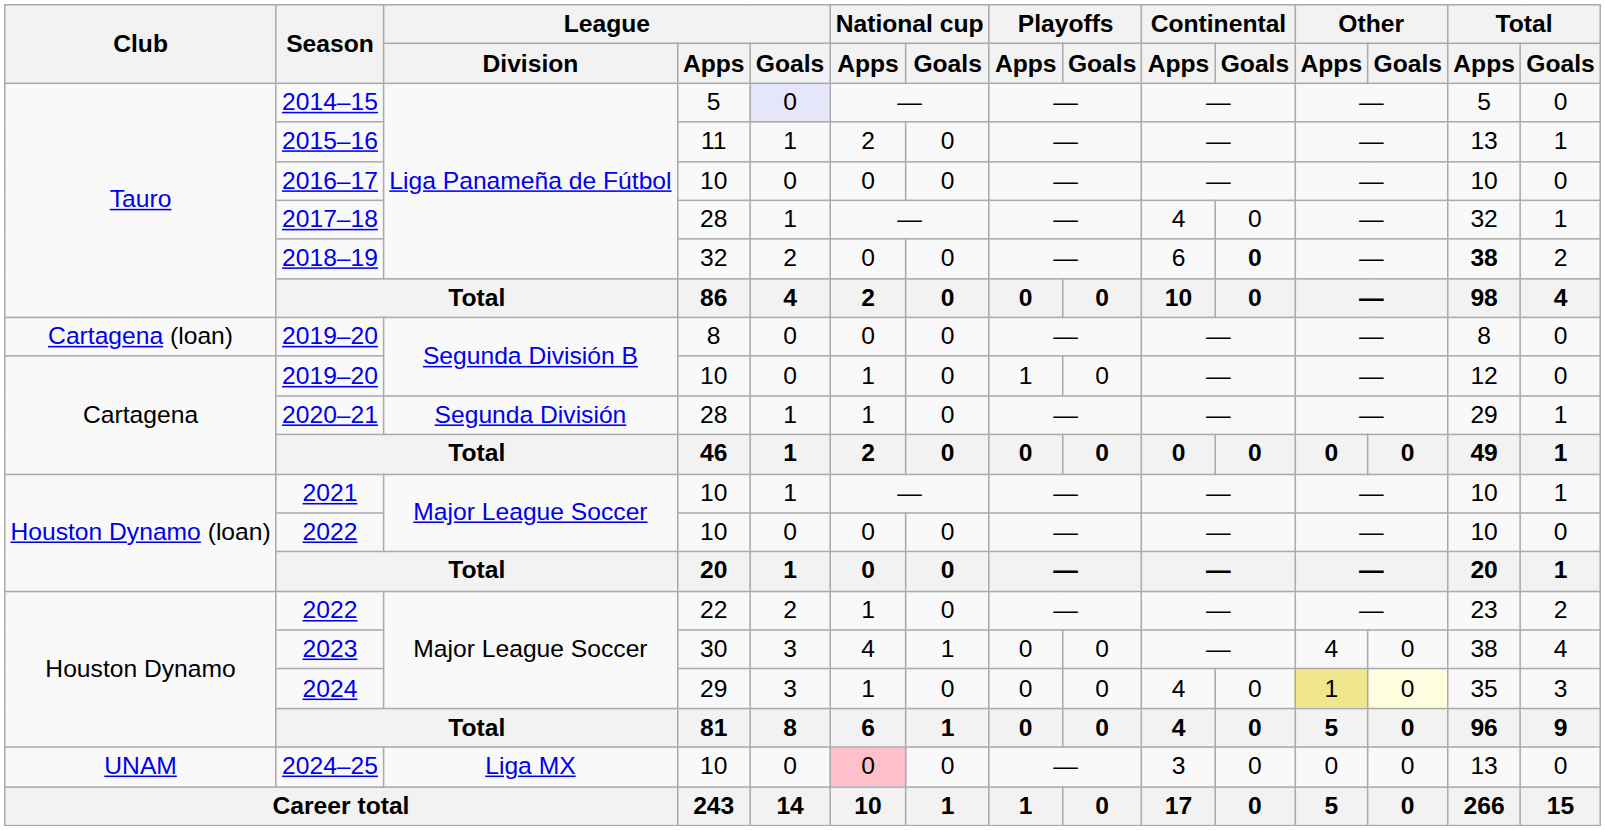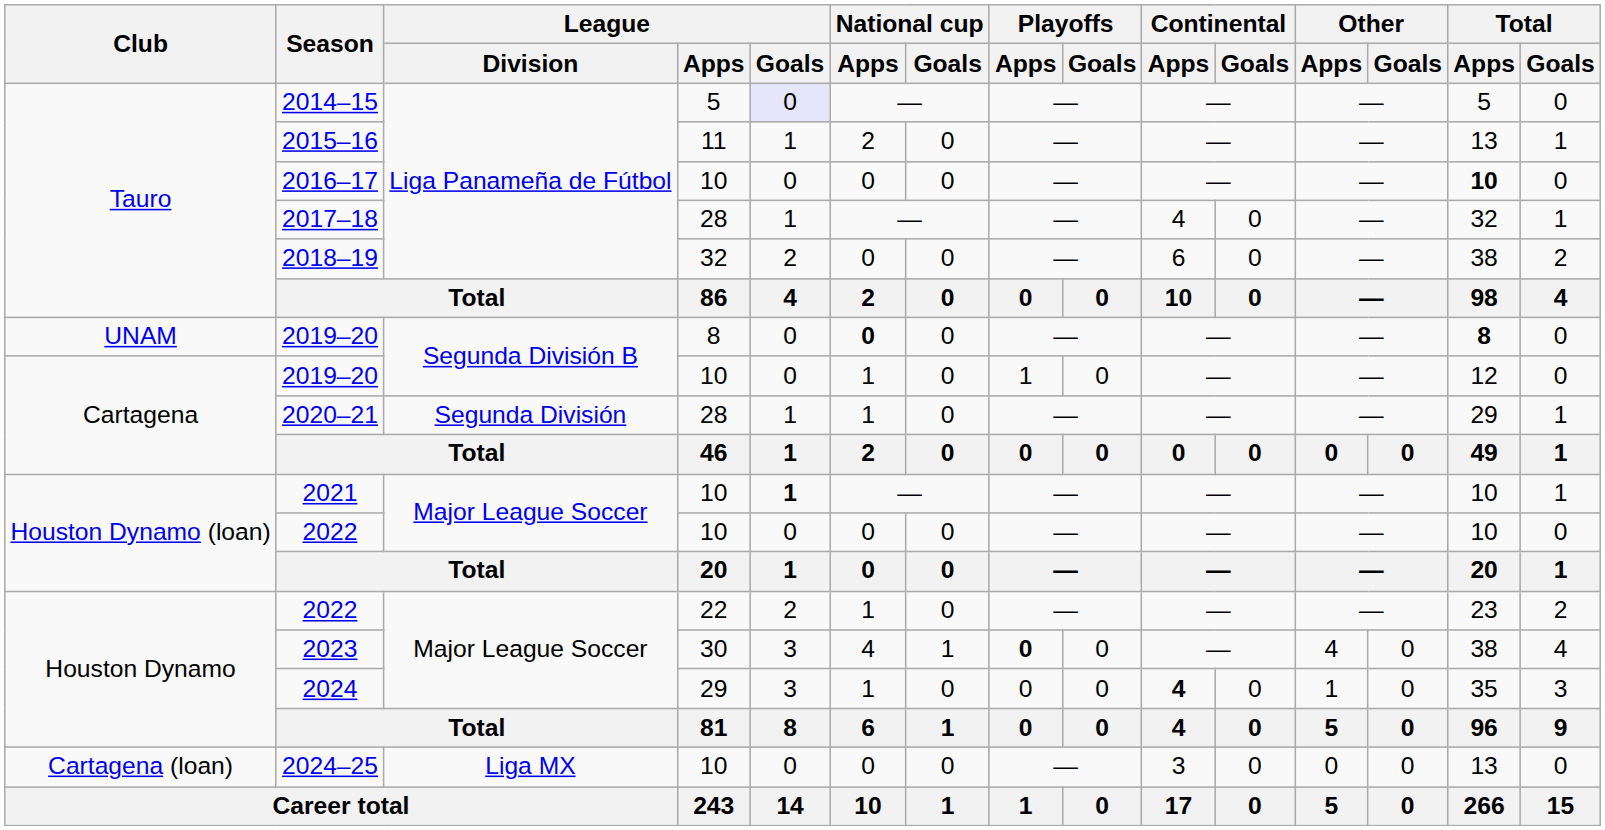(1484, 180) normal -> (1484, 180) bold
(1255, 258) bold -> (1255, 258) normal
(1484, 258) bold -> (1484, 258) normal
(141, 336) Cartagena (loan) -> (141, 336) UNAM
(868, 336) normal -> (868, 336) bold
(1484, 336) normal -> (1484, 336) bold
(790, 492) normal -> (790, 492) bold
(1026, 649) normal -> (1026, 649) bold
(1179, 688) normal -> (1179, 688) bold
(1331, 688) khaki background -> (1331, 688) no background
(1408, 688) lightyellow background -> (1408, 688) no background
(141, 766) UNAM -> (141, 766) Cartagena (loan)
(868, 766) pink background -> (868, 766) no background
